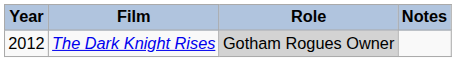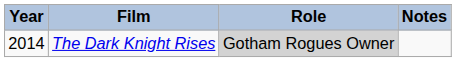(26, 43) 2012 -> (26, 43) 2014
